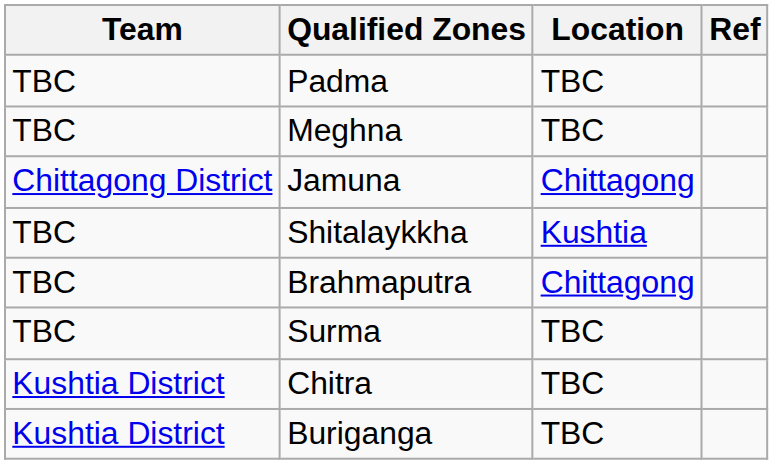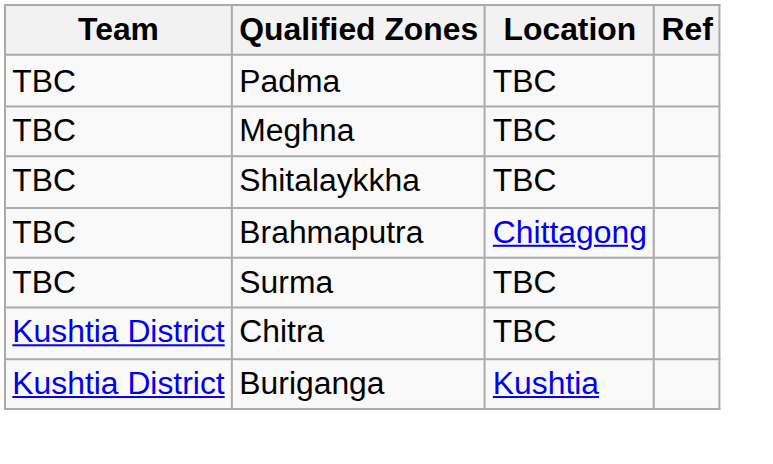- row: (344, 181)
(594, 231) Kushtia -> (525, 181) TBC
(572, 433) TBC -> (546, 383) Kushtia
